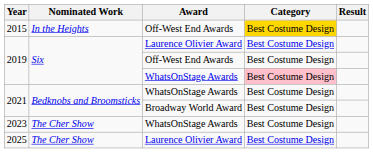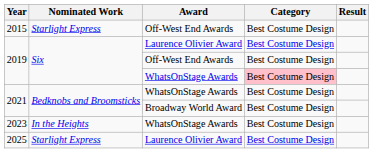(60, 28) In the Heights -> (66, 28) Starlight Express
(290, 28) gold background -> (290, 28) no background
(63, 124) The Cher Show -> (60, 124) In the Heights
(63, 140) The Cher Show -> (66, 140) Starlight Express
